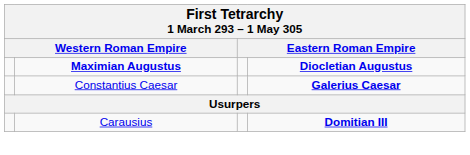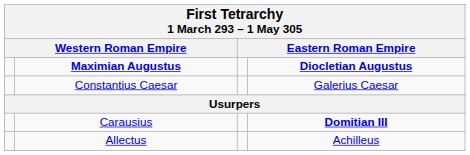(356, 85) bold -> (356, 85) normal
+ row: (126, 140)
